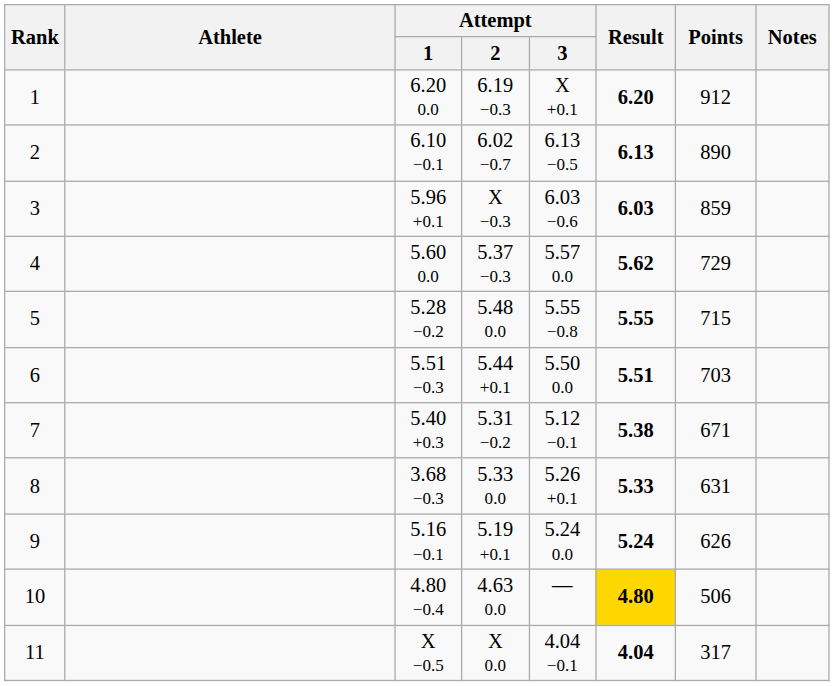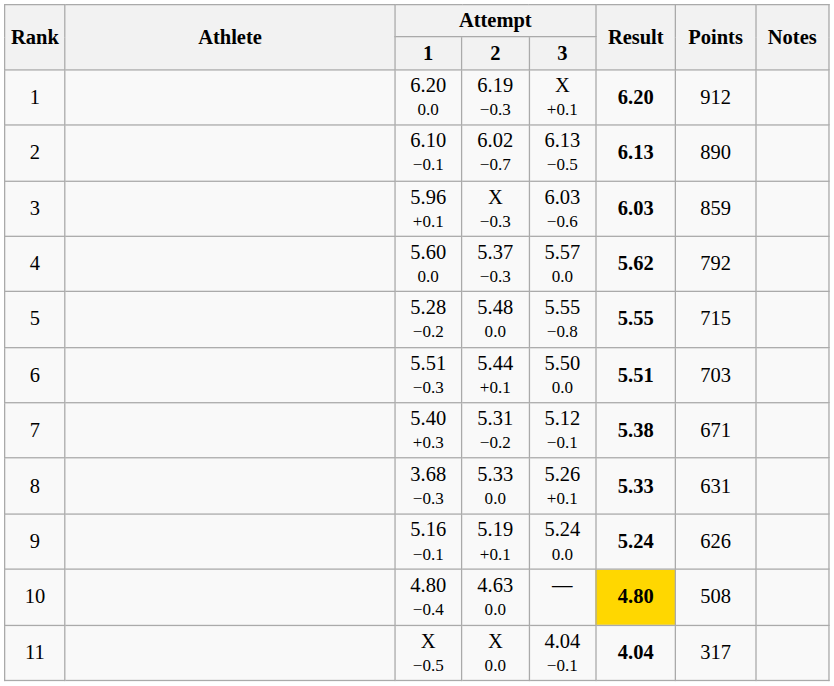(716, 263) 729 -> (716, 263) 792
(716, 596) 506 -> (716, 596) 508
